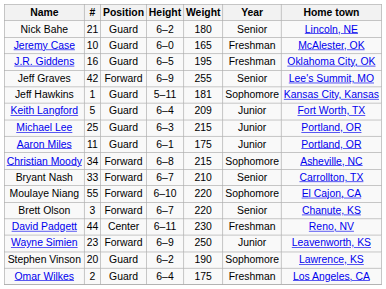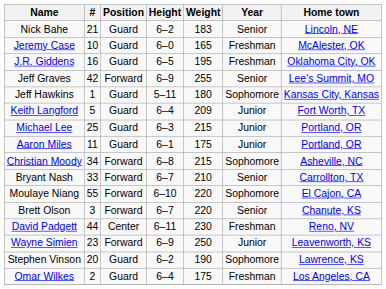(203, 29) 180 -> (203, 29) 183
(203, 95) 181 -> (203, 95) 180
